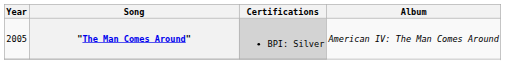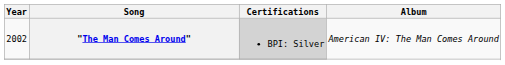(17, 39) 2005 -> (17, 39) 2002
